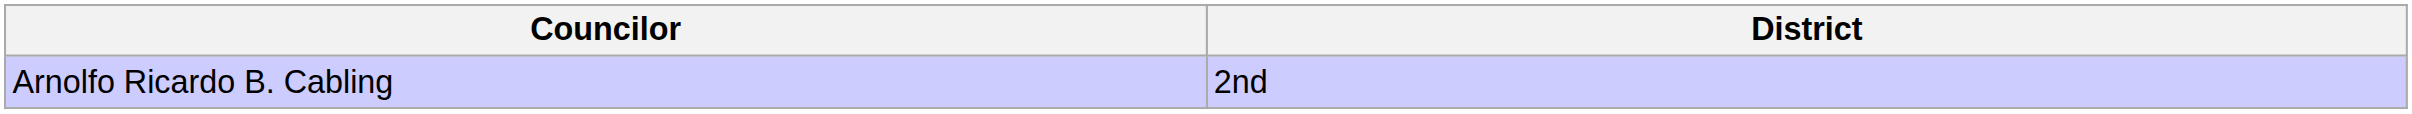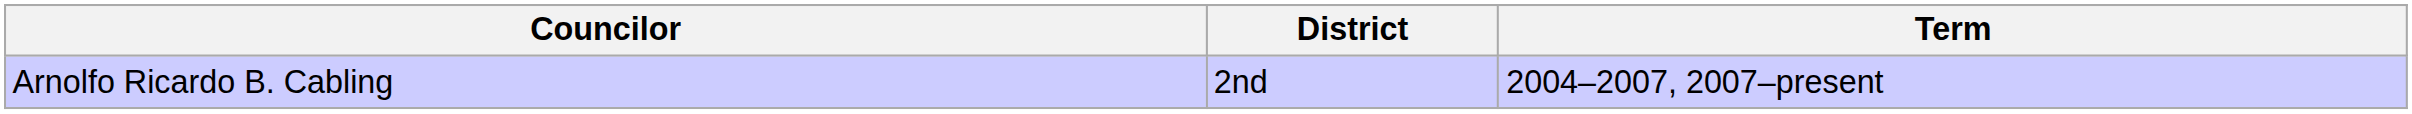+ column: (1953, 30)
